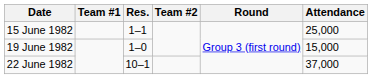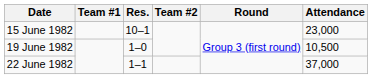(138, 30) 1–1 -> (138, 30) 10–1
(322, 30) 25,000 -> (322, 30) 23,000
(322, 47) 15,000 -> (322, 47) 10,500
(138, 64) 10–1 -> (138, 64) 1–1
